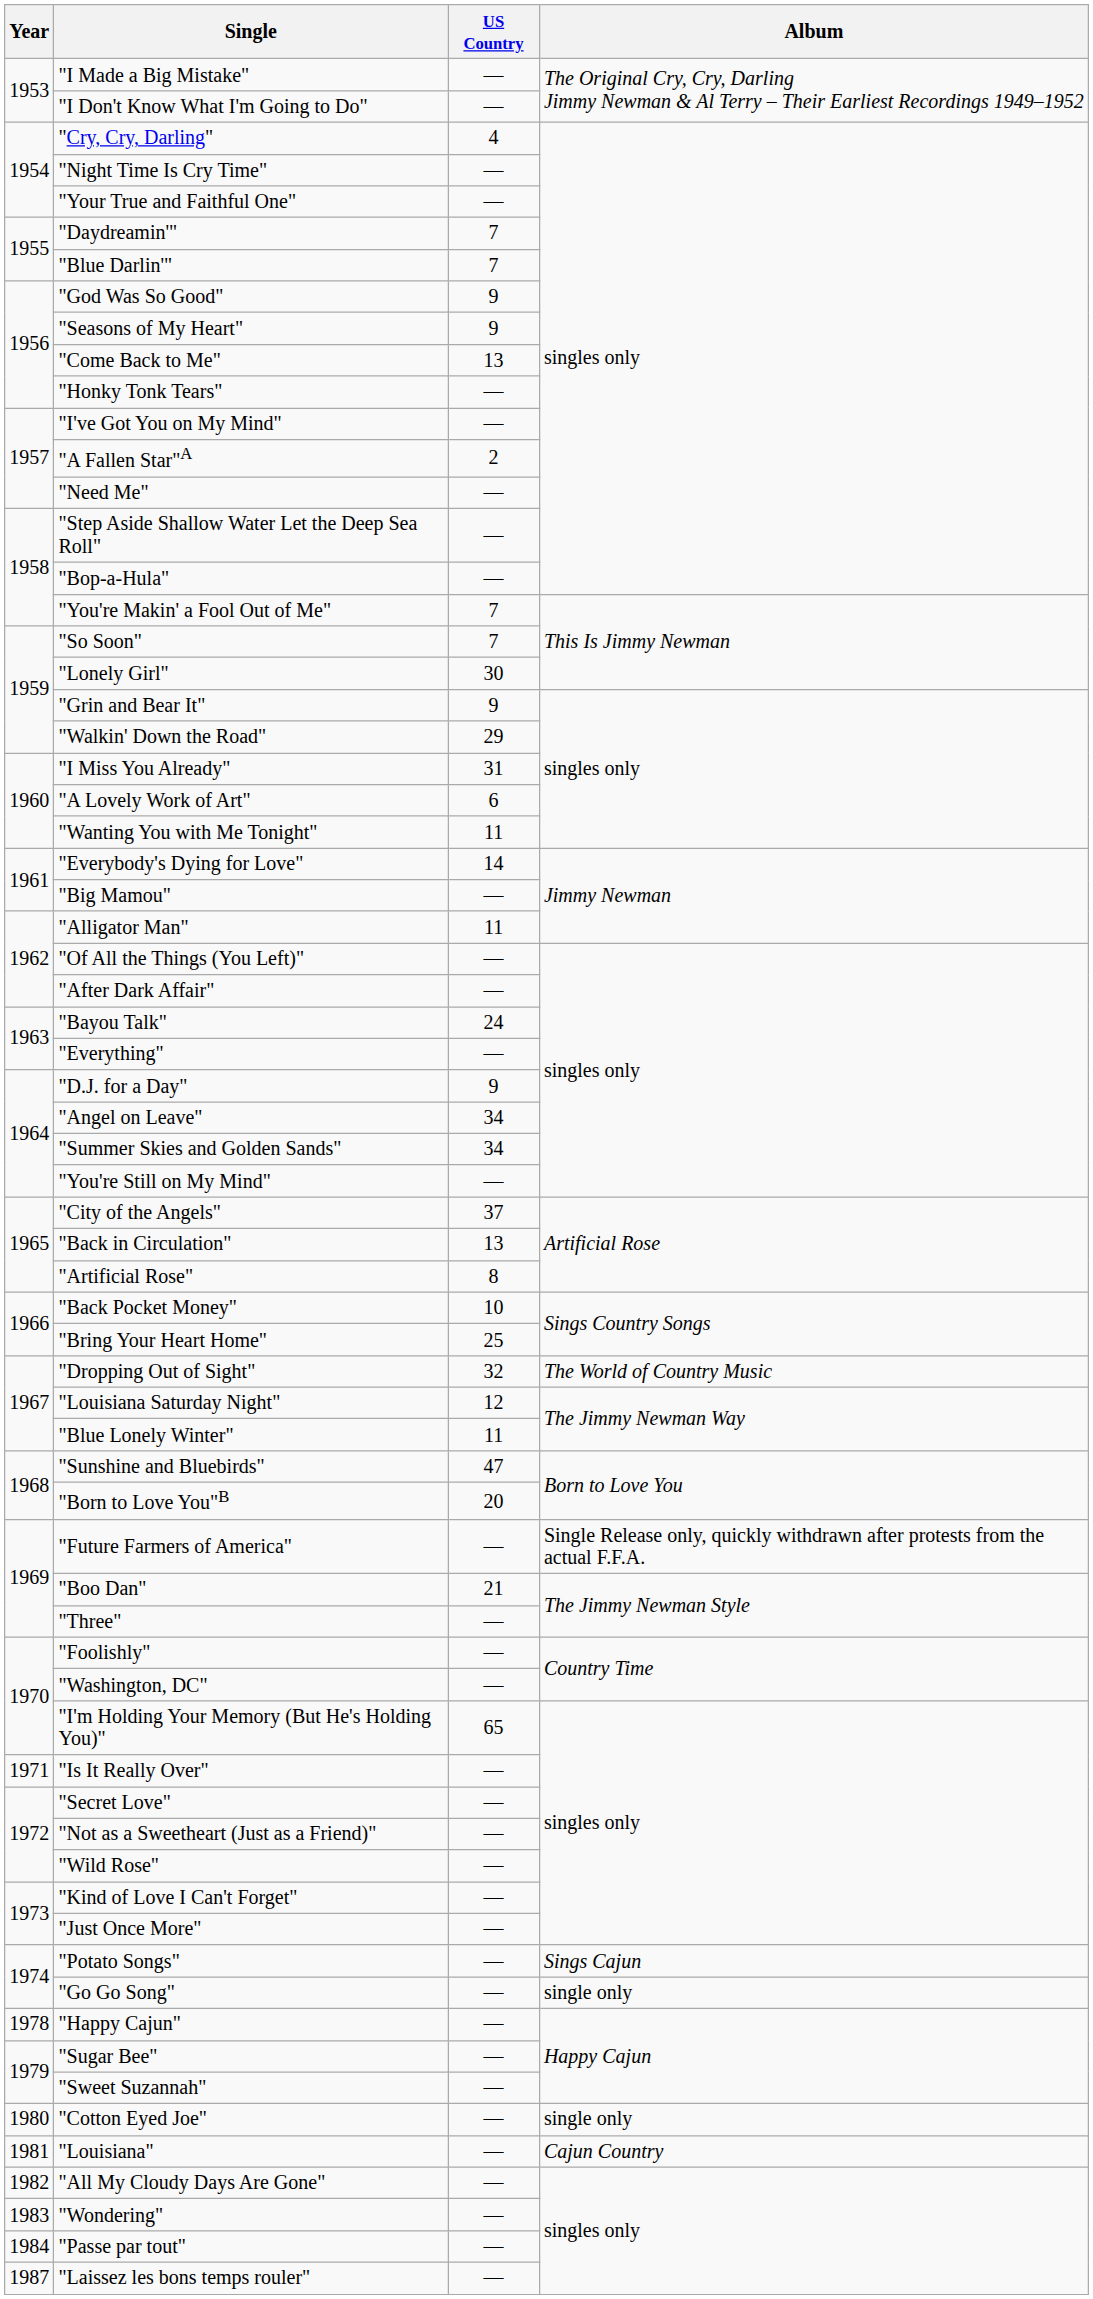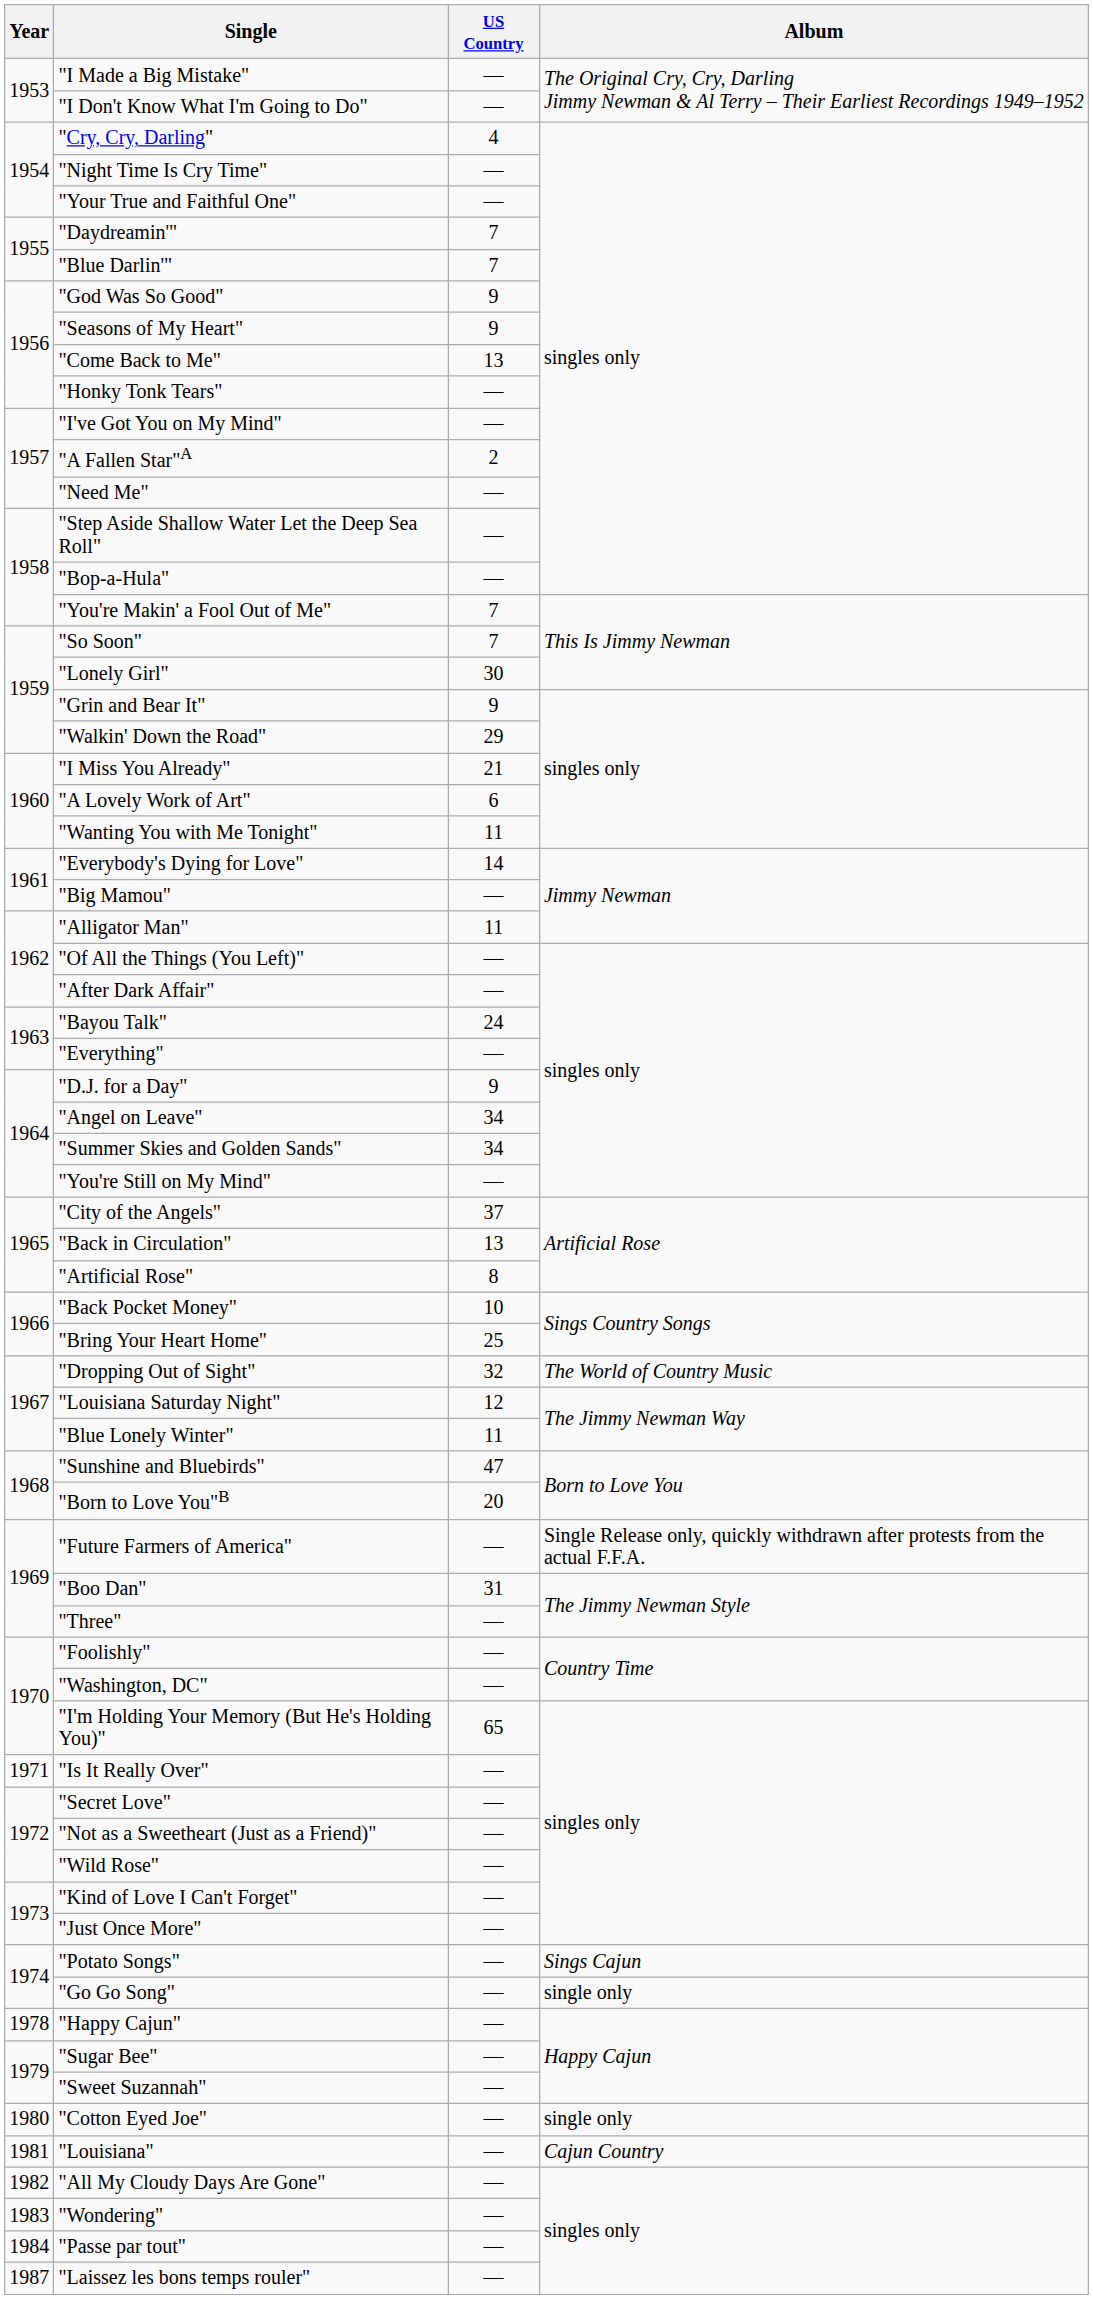(494, 768) 31 -> (494, 768) 21
(494, 1589) 21 -> (494, 1589) 31
